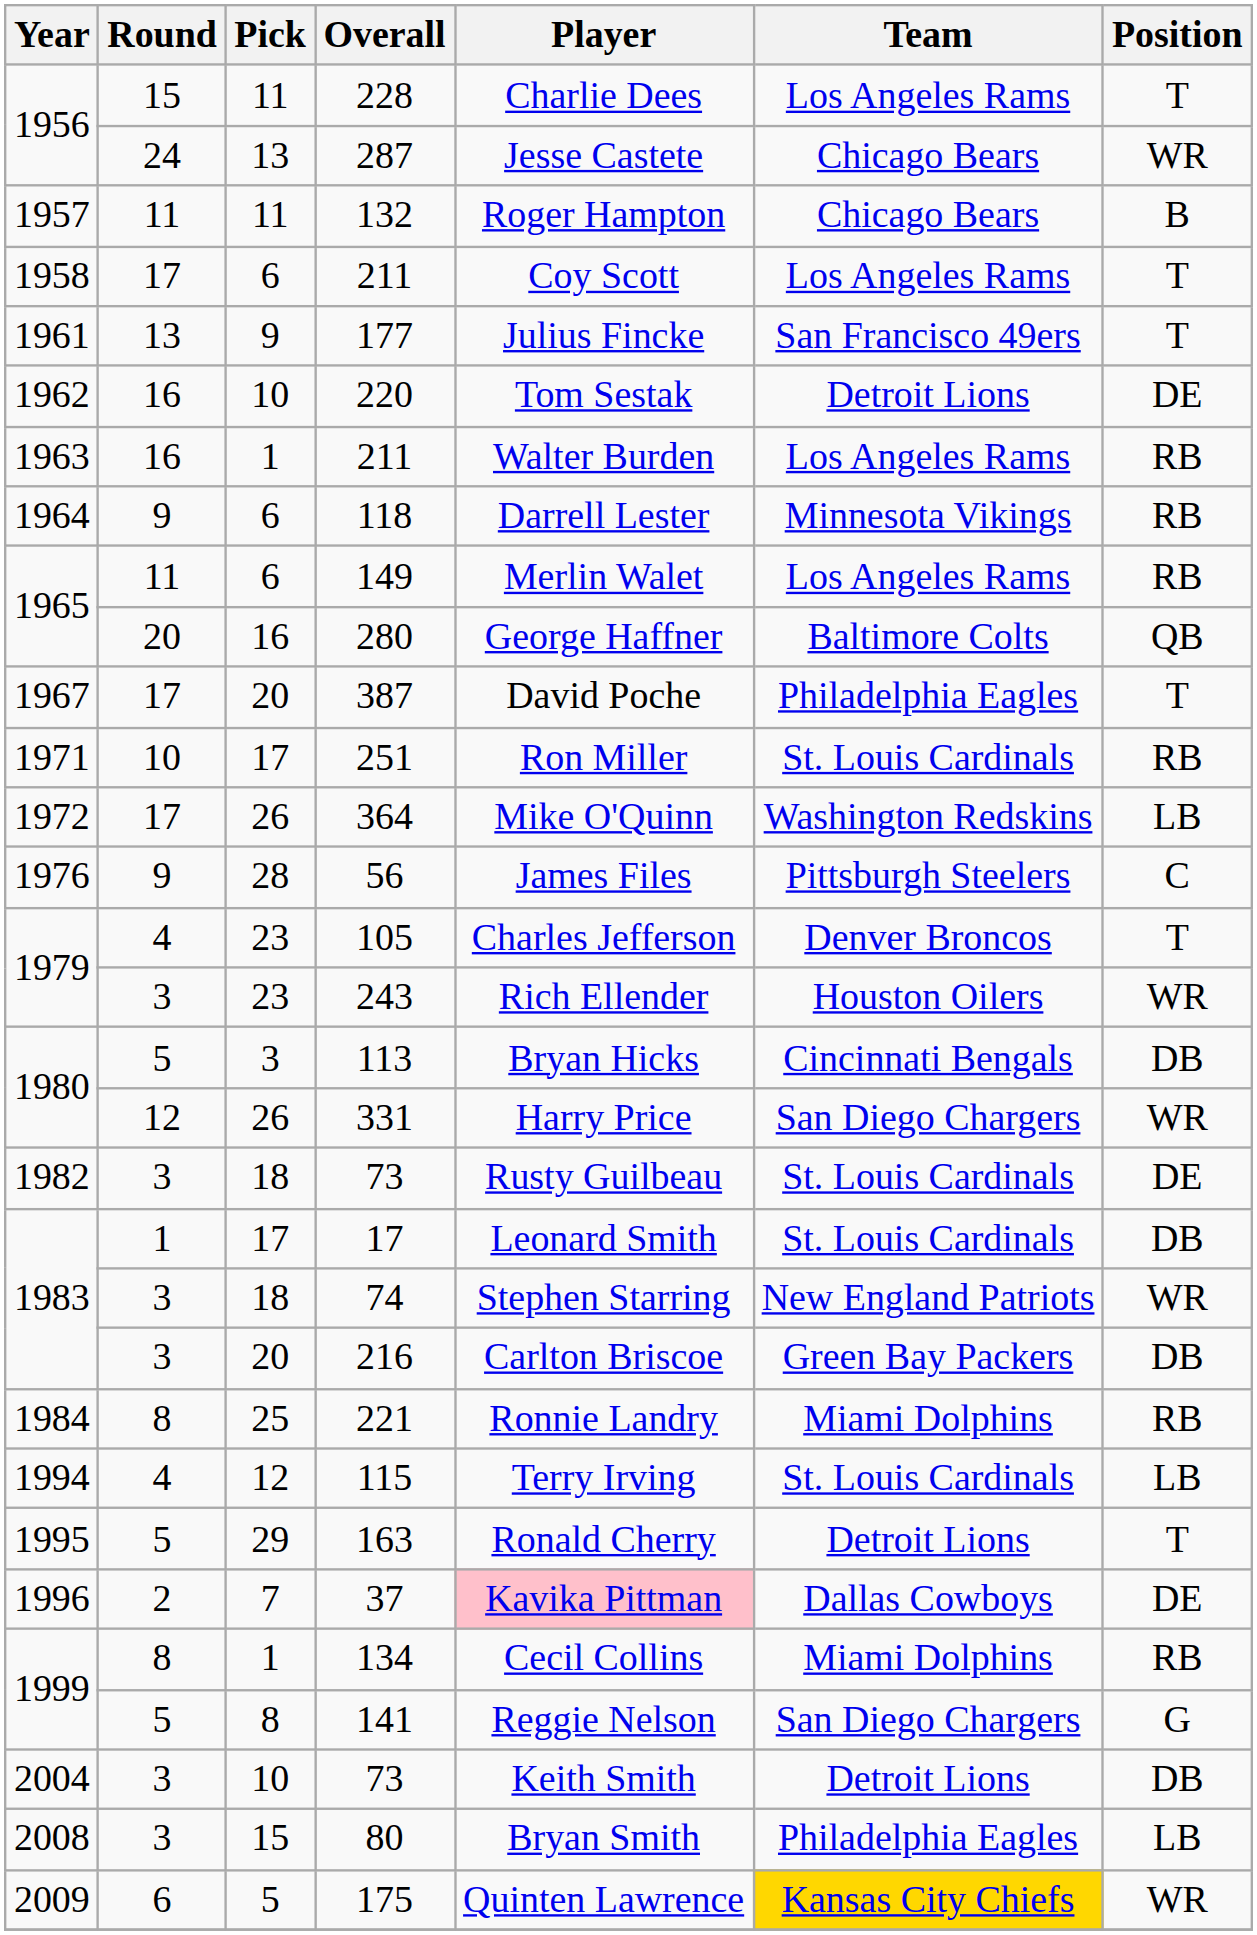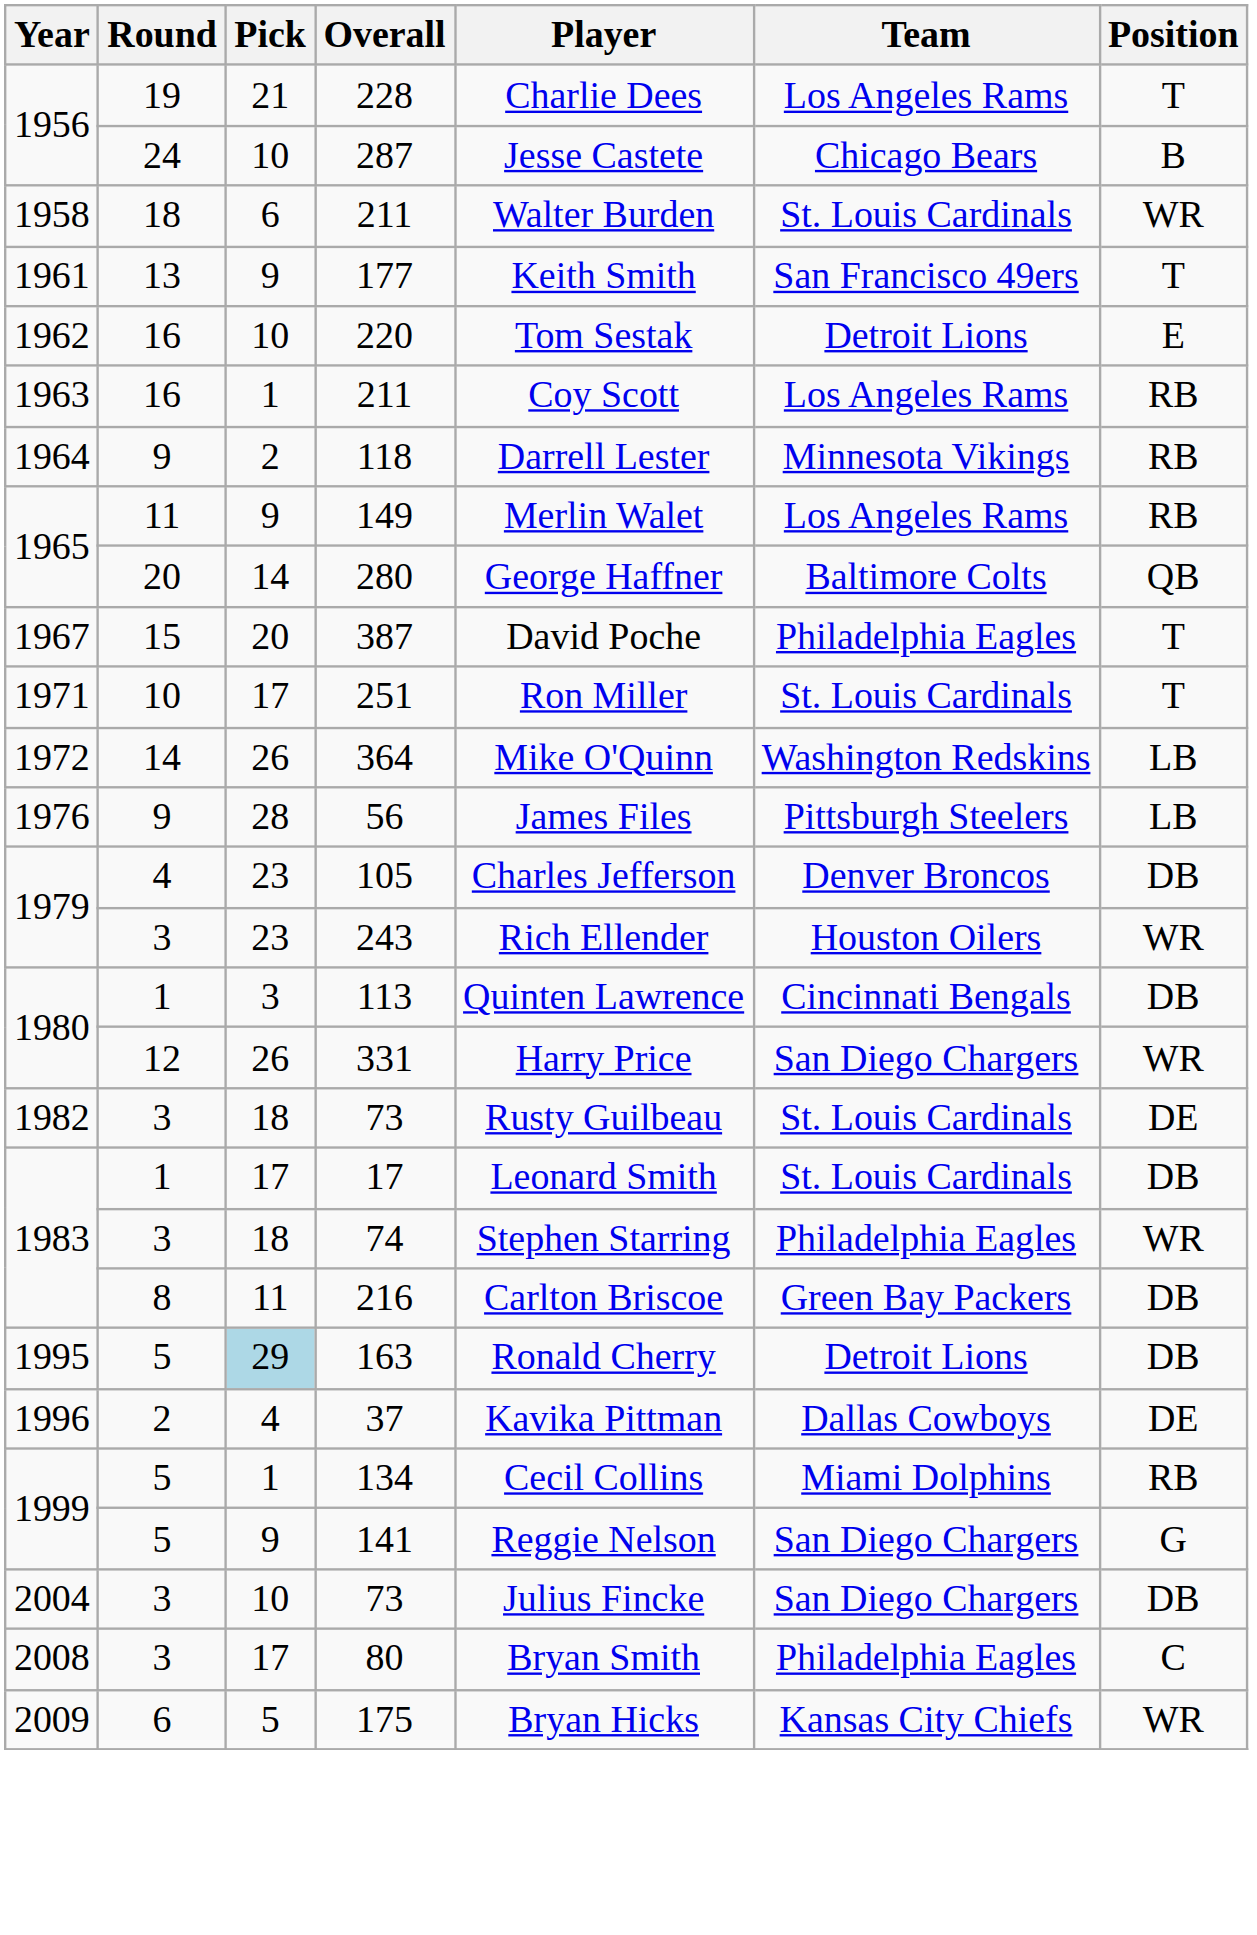(162, 94) 15 -> (162, 94) 19
(270, 94) 11 -> (270, 94) 21
(270, 154) 13 -> (270, 154) 10
(1177, 154) WR -> (1173, 154) B
- row: (52, 214)
(162, 275) 17 -> (162, 214) 18
(604, 275) Coy Scott -> (604, 214) Walter Burden
(928, 275) Los Angeles Rams -> (926, 214) St. Louis Cardinals
(1177, 275) T -> (1173, 214) WR
(604, 335) Julius Fincke -> (604, 275) Keith Smith
(1177, 395) DE -> (1173, 335) E
(604, 455) Walter Burden -> (604, 395) Coy Scott
(270, 515) 6 -> (270, 455) 2
(270, 575) 6 -> (270, 515) 9
(270, 635) 16 -> (270, 575) 14
(162, 696) 17 -> (162, 635) 15
(1177, 756) RB -> (1173, 696) T
(162, 816) 17 -> (162, 756) 14
(1177, 876) C -> (1173, 816) LB
(1177, 936) T -> (1173, 876) DB
(162, 1056) 5 -> (162, 996) 1
(604, 1056) Bryan Hicks -> (604, 996) Quinten Lawrence
(928, 1297) New England Patriots -> (926, 1237) Philadelphia Eagles
(162, 1357) 3 -> (162, 1297) 8
(270, 1357) 20 -> (270, 1297) 11
- row: (52, 1417)
- row: (52, 1477)
(270, 1538) no background -> (270, 1357) lightblue background
(1177, 1538) T -> (1173, 1357) DB
(270, 1598) 7 -> (270, 1417) 4
(604, 1598) pink background -> (604, 1417) no background
(162, 1658) 8 -> (162, 1477) 5
(270, 1718) 8 -> (270, 1538) 9
(604, 1778) Keith Smith -> (604, 1598) Julius Fincke
(928, 1778) Detroit Lions -> (926, 1598) San Diego Chargers
(270, 1838) 15 -> (270, 1658) 17
(1177, 1838) LB -> (1173, 1658) C
(604, 1898) Quinten Lawrence -> (604, 1718) Bryan Hicks
(928, 1898) gold background -> (926, 1718) no background
